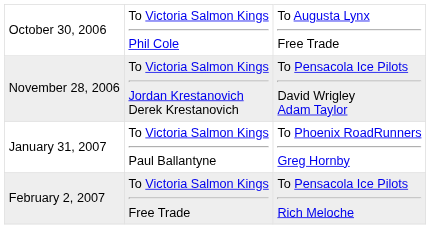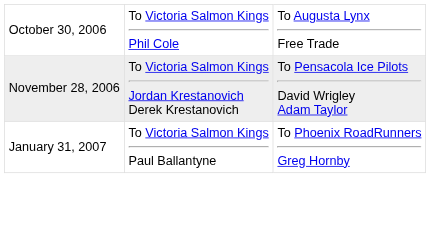- row: (57, 198)
